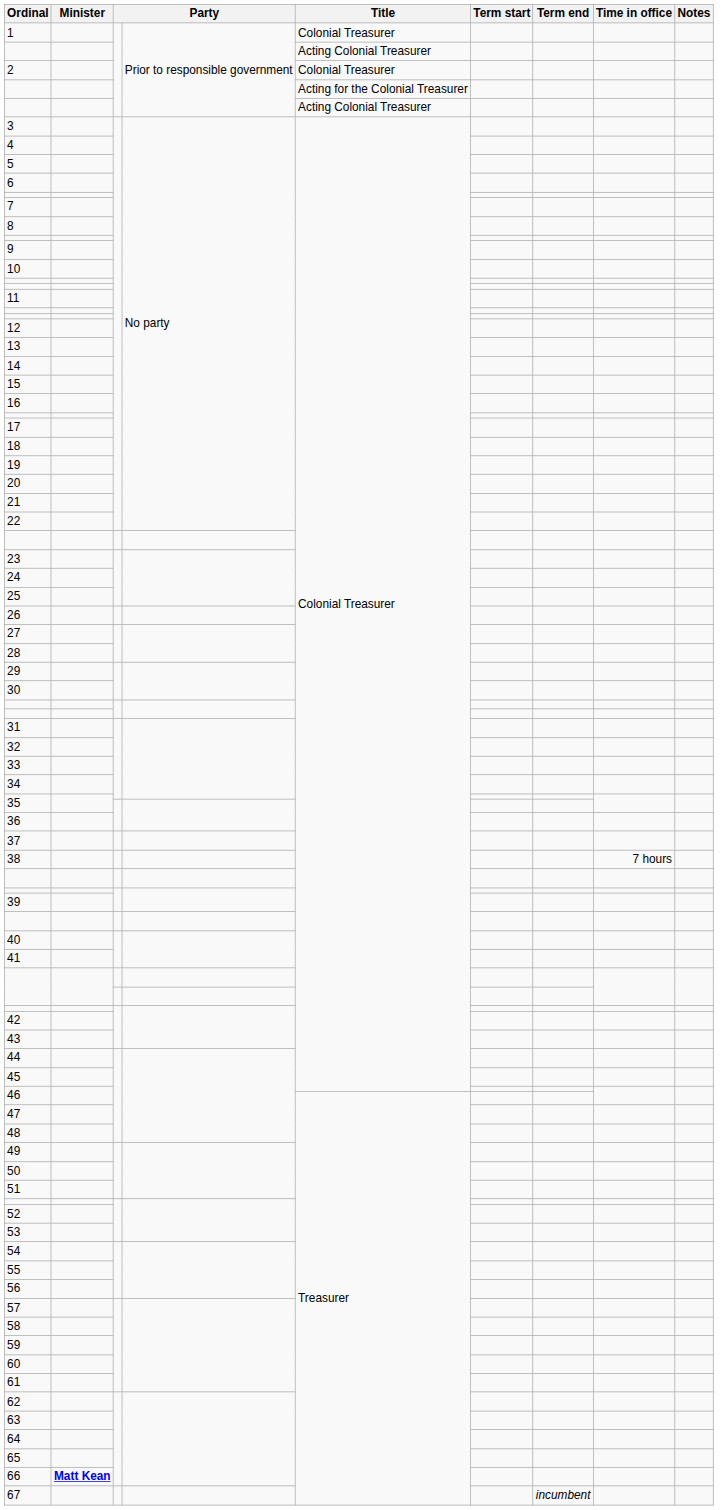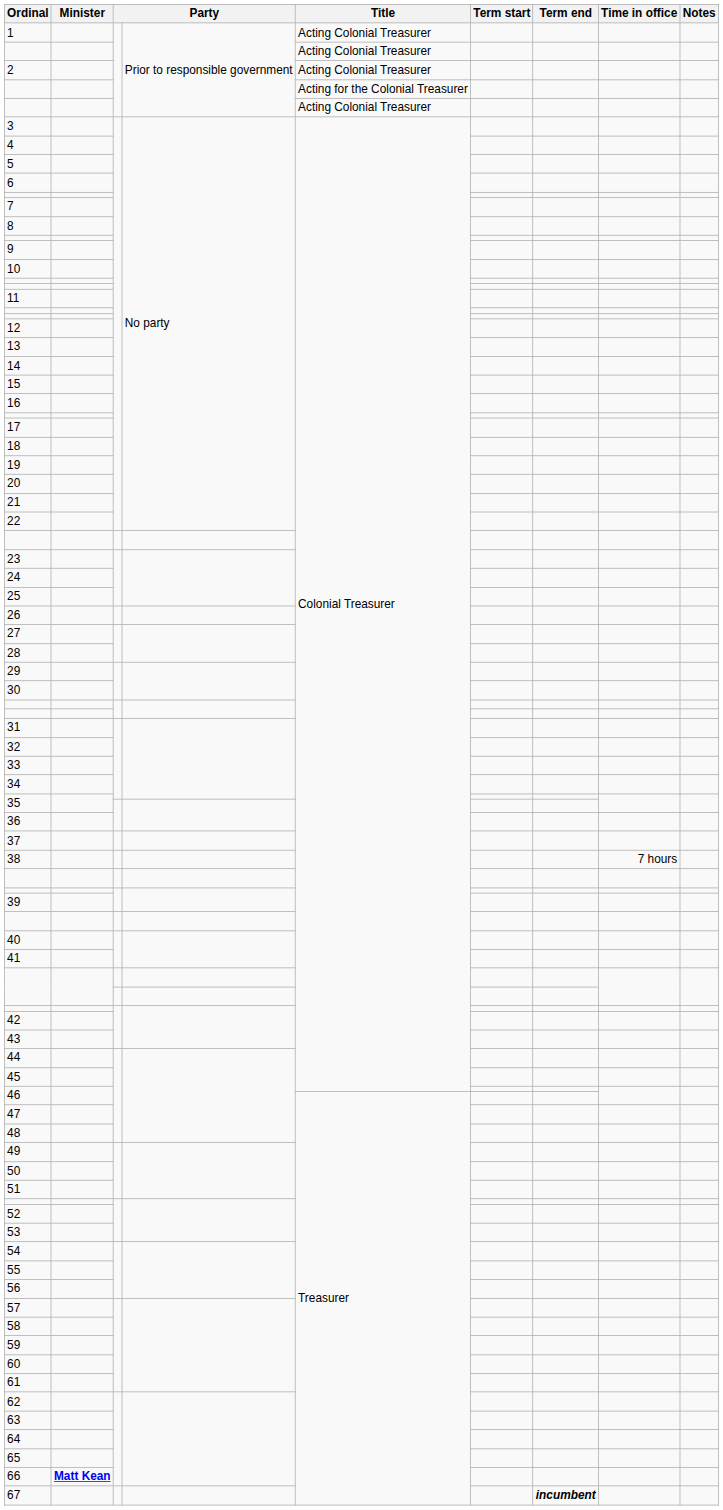(346, 32) Colonial Treasurer -> (365, 32) Acting Colonial Treasurer
(346, 70) Colonial Treasurer -> (365, 70) Acting Colonial Treasurer
(563, 1495) normal -> (566, 1495) bold
